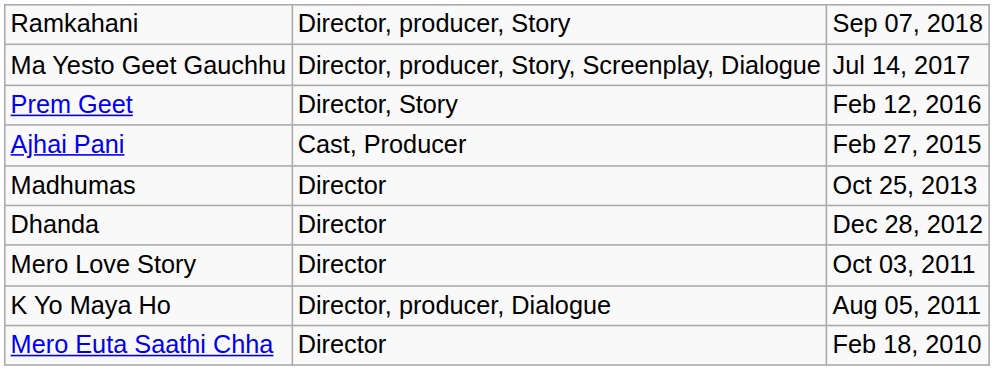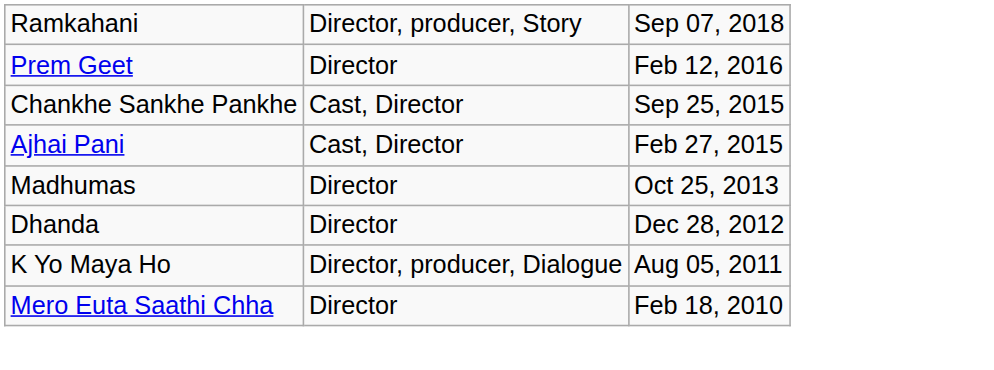- row: (148, 64)
(378, 104) Director, Story -> (353, 64) Director
+ row: (154, 104)
(382, 144) Cast, Producer -> (386, 144) Cast, Director
- row: (103, 265)
